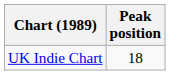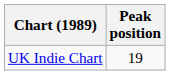(135, 57) 18 -> (135, 57) 19
